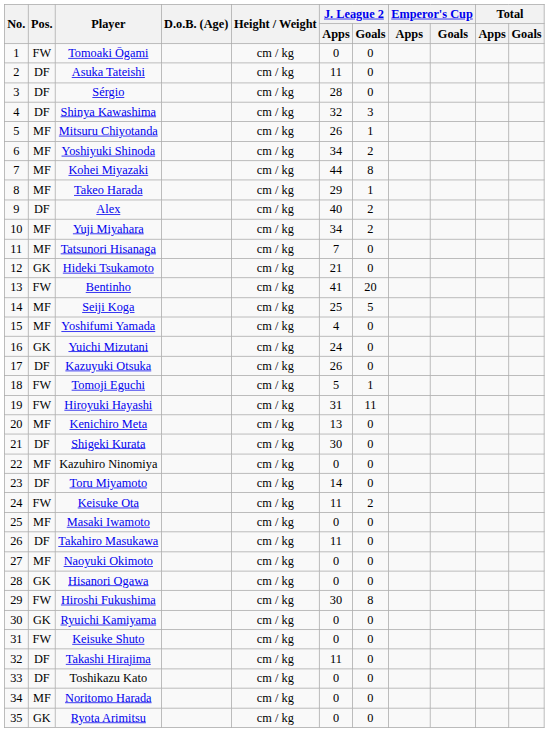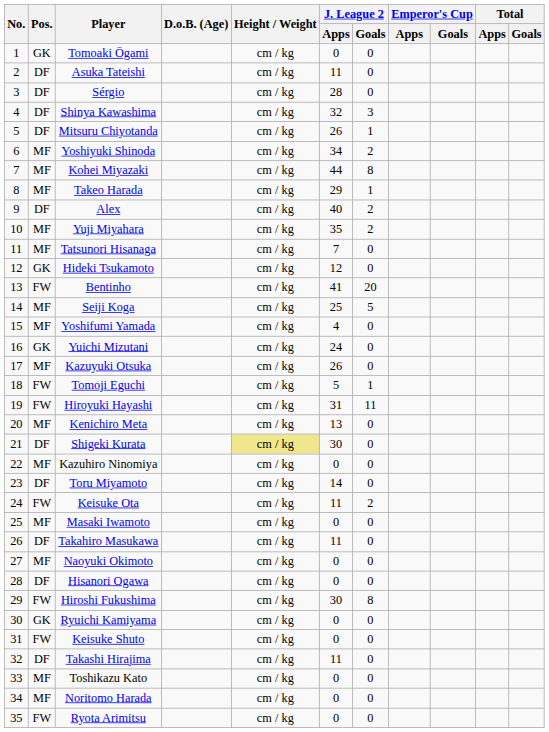(42, 53) FW -> (42, 53) GK
(42, 131) MF -> (42, 131) DF
(336, 229) 34 -> (336, 229) 35
(336, 268) 21 -> (336, 268) 12
(42, 365) DF -> (42, 365) MF
(275, 444) no background -> (275, 444) khaki background
(42, 580) GK -> (42, 580) DF
(42, 678) DF -> (42, 678) MF
(42, 717) GK -> (42, 717) FW
